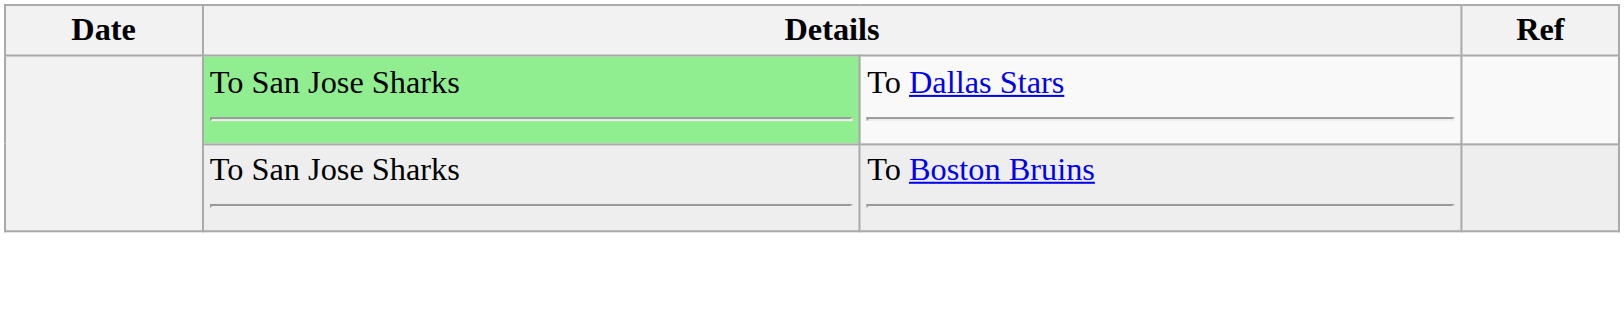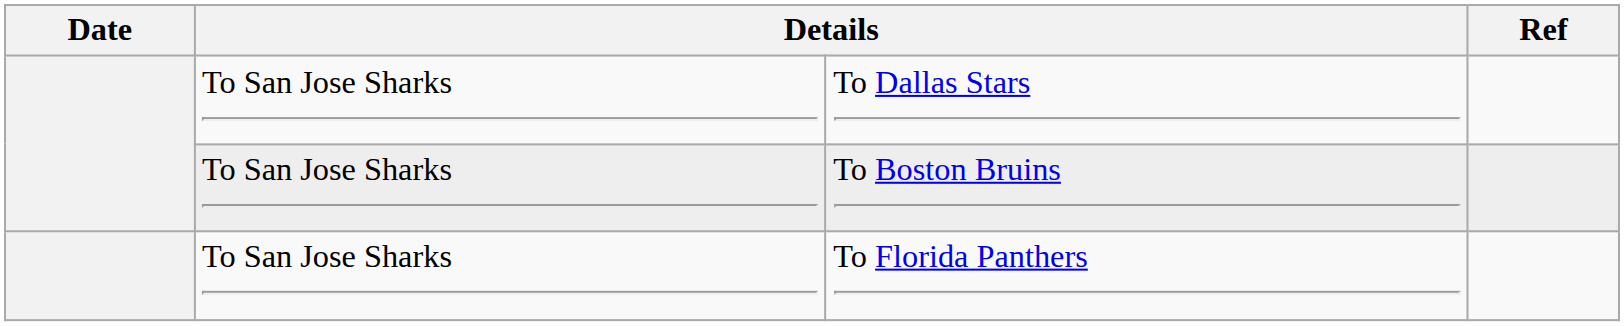(531, 92) lightgreen background -> (510, 92) no background
+ row: (1147, 267)
